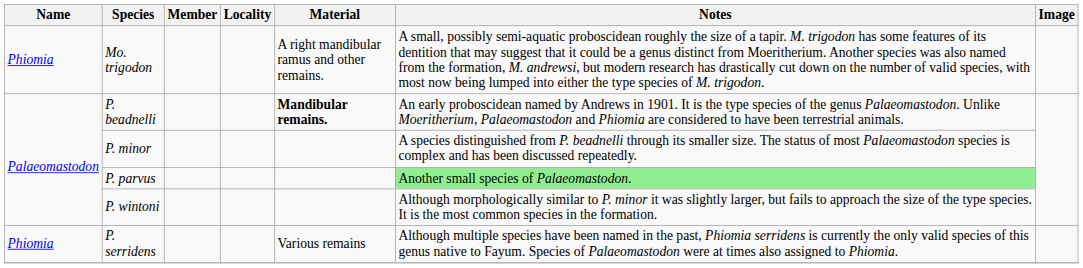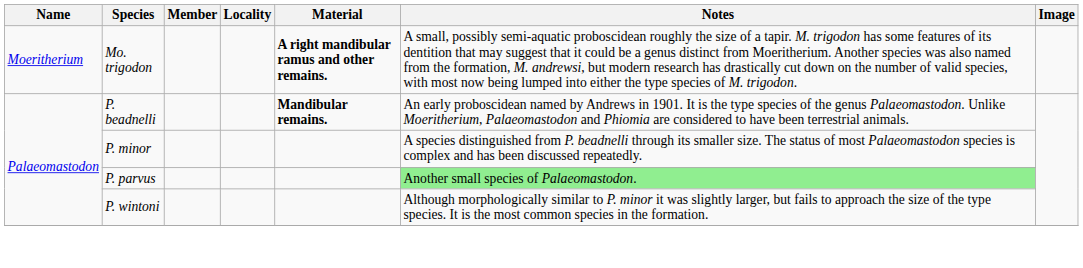(31, 59) Phiomia -> (45, 59) Moeritherium
(329, 59) normal -> (334, 59) bold
- row: (131, 244)
